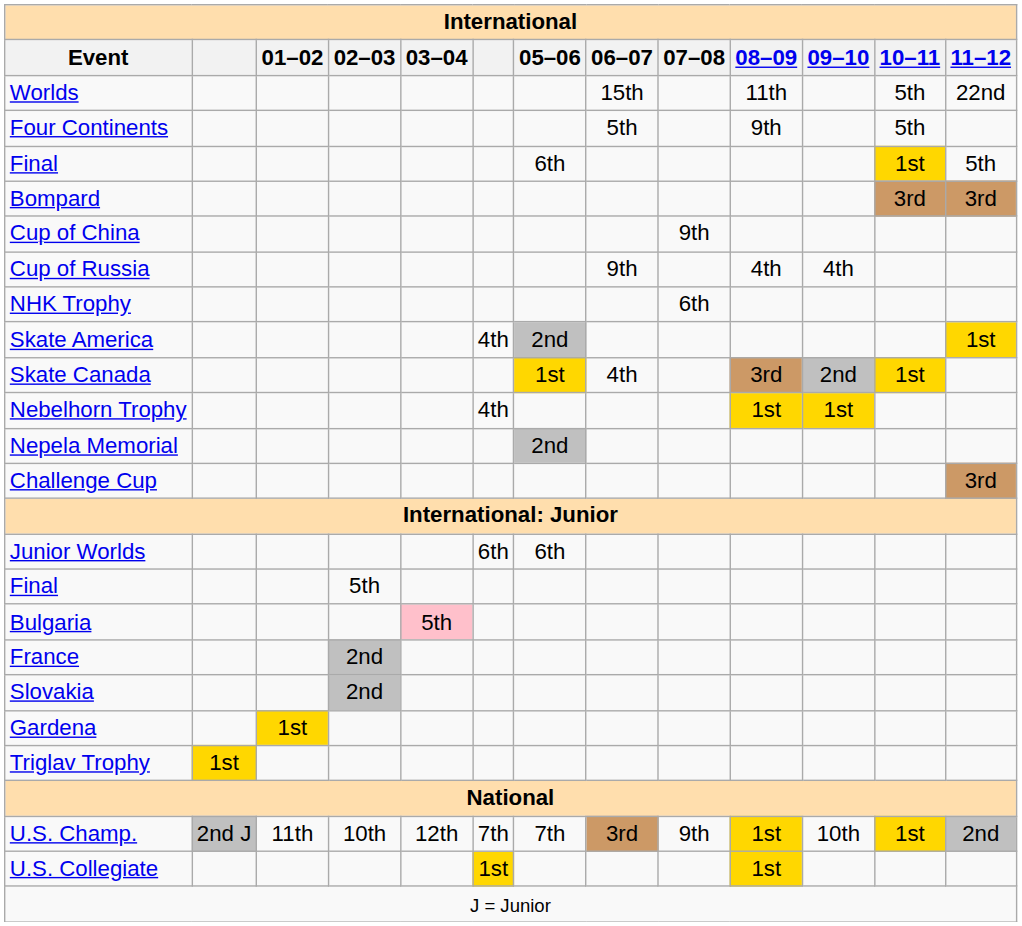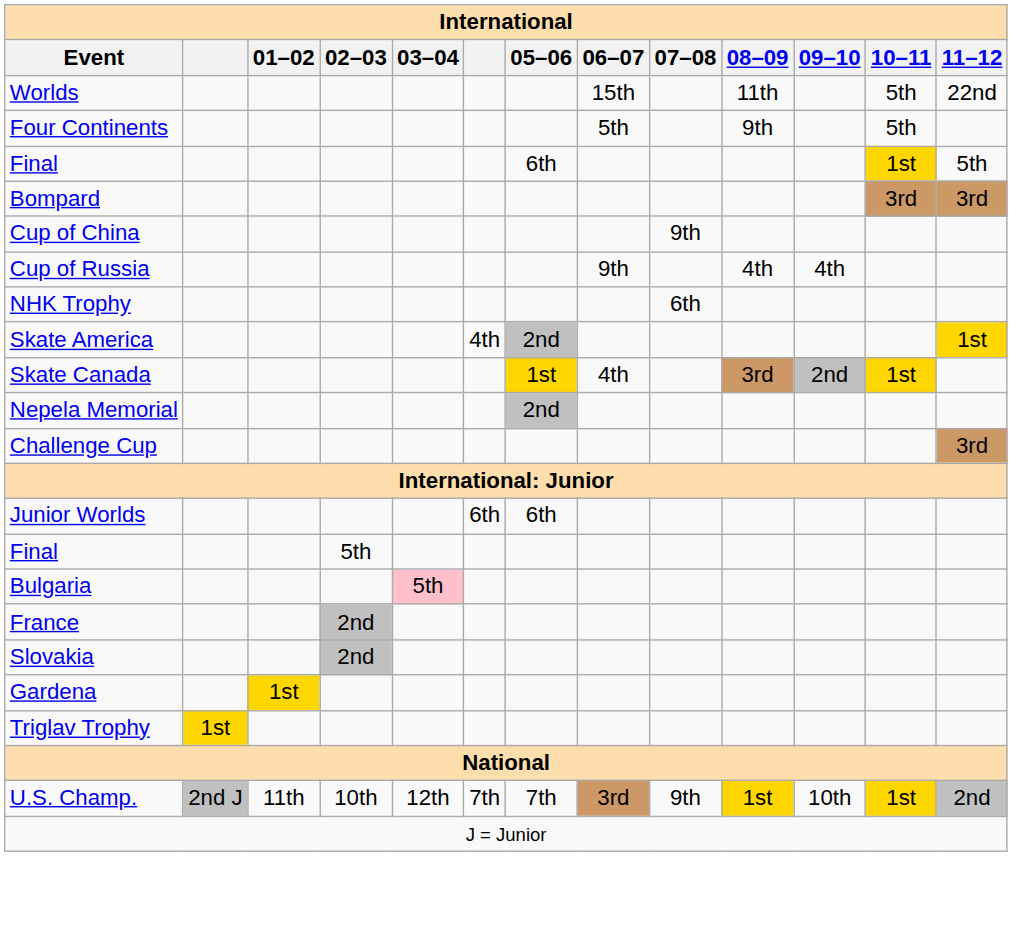- row: (98, 410)
- row: (84, 868)
